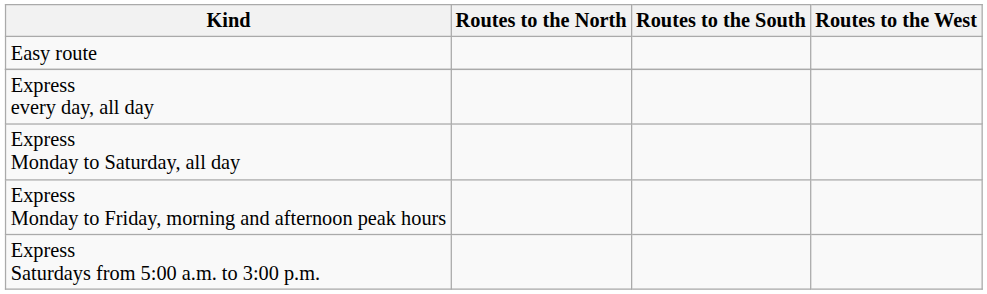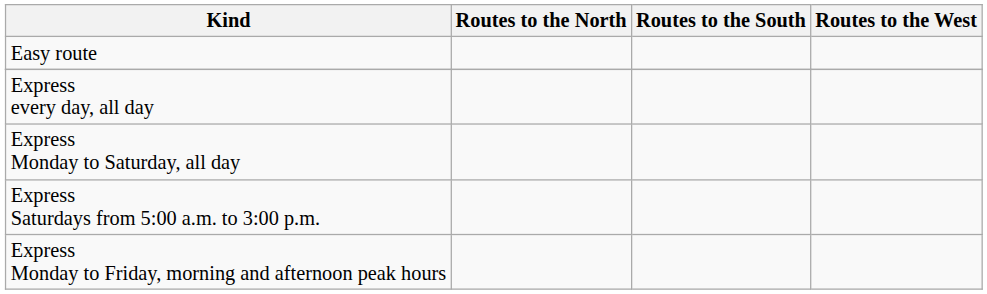rows swapped: (229, 206) <-> (165, 261)
